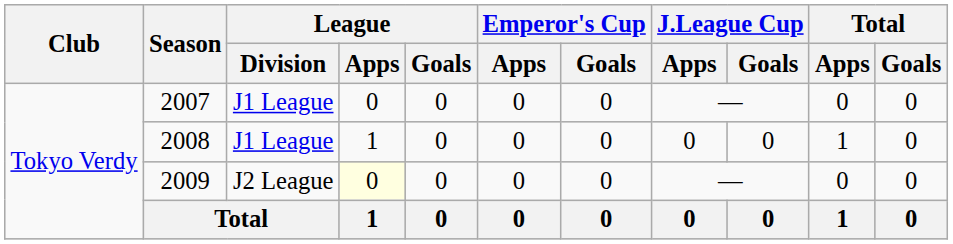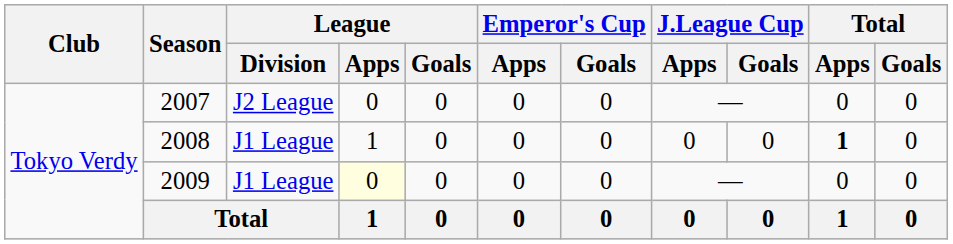(283, 102) J1 League -> (283, 102) J2 League
(842, 141) normal -> (842, 141) bold
(283, 180) J2 League -> (283, 180) J1 League
